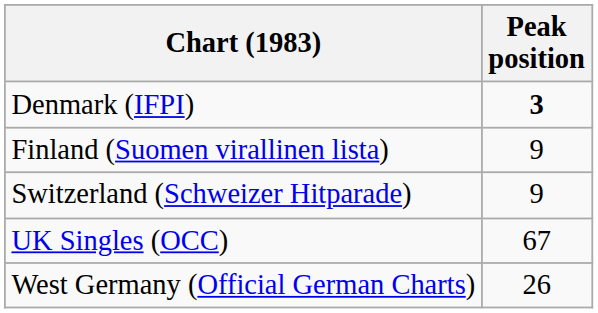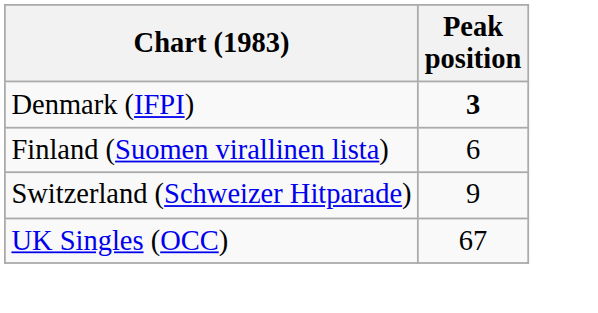(537, 149) 9 -> (473, 149) 6
- row: (243, 284)
